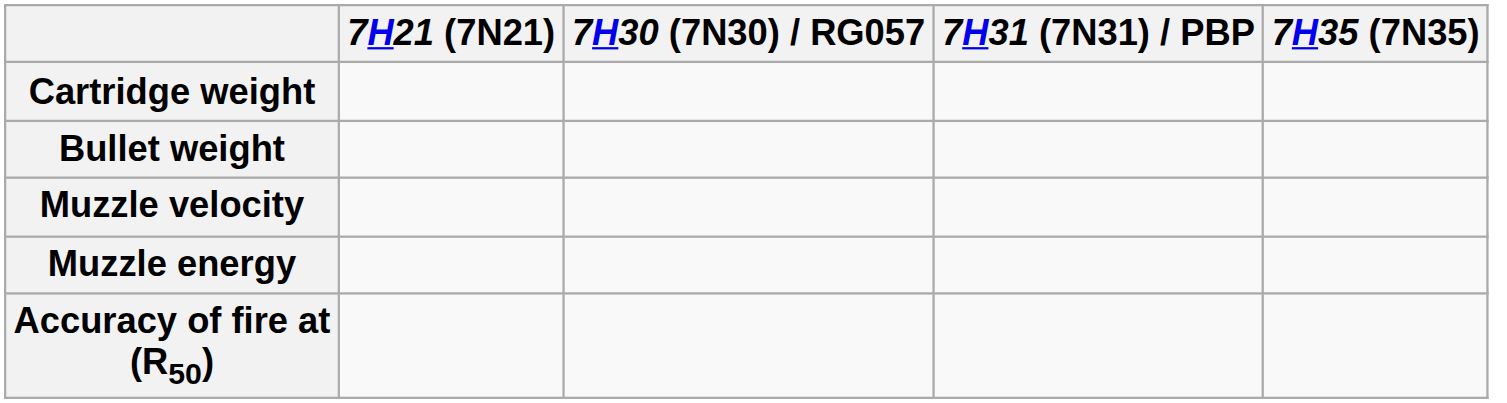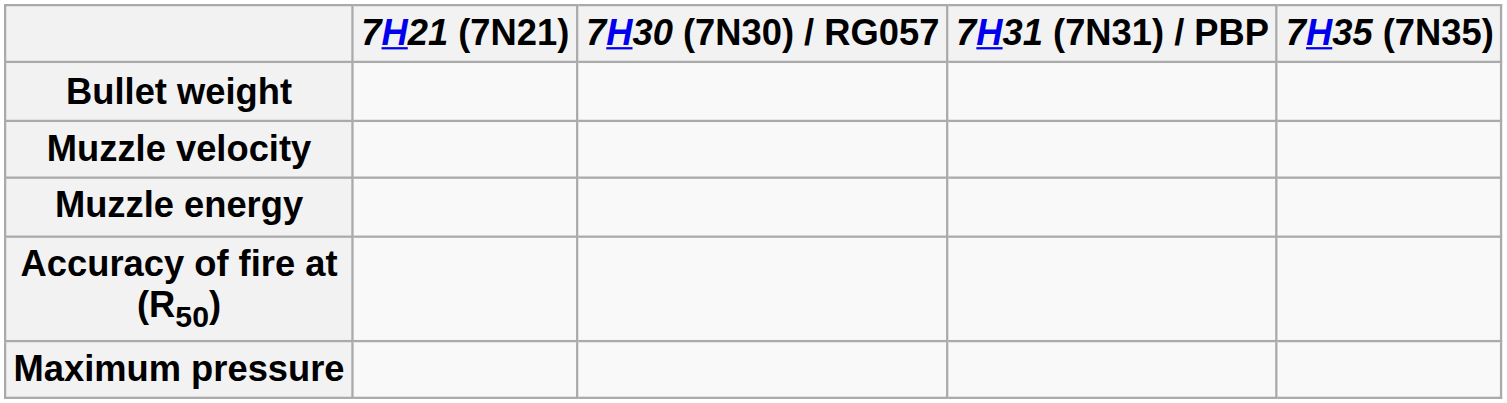- row: (172, 90)
+ row: (179, 369)
